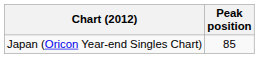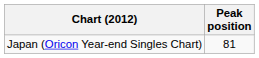(229, 44) 85 -> (229, 44) 81
